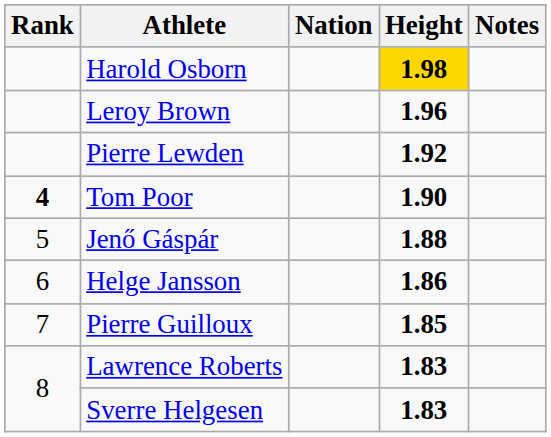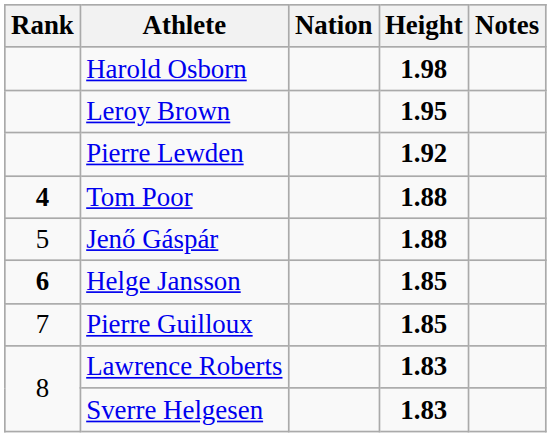(424, 68) gold background -> (424, 68) no background
(424, 111) 1.96 -> (424, 111) 1.95
(424, 196) 1.90 -> (424, 196) 1.88
(42, 281) normal -> (42, 281) bold
(424, 281) 1.86 -> (424, 281) 1.85
